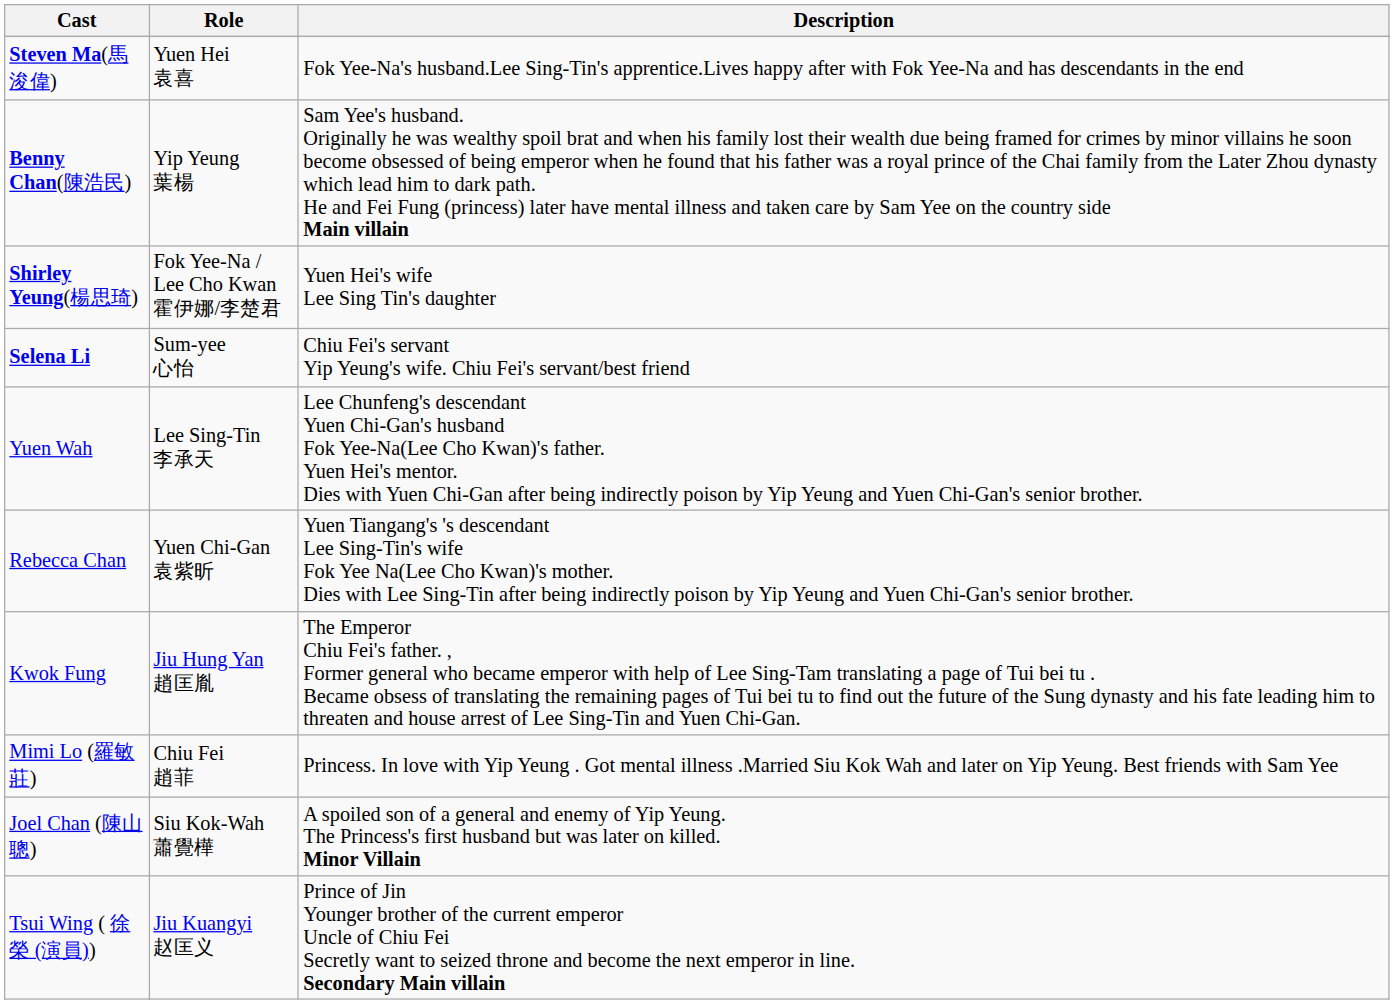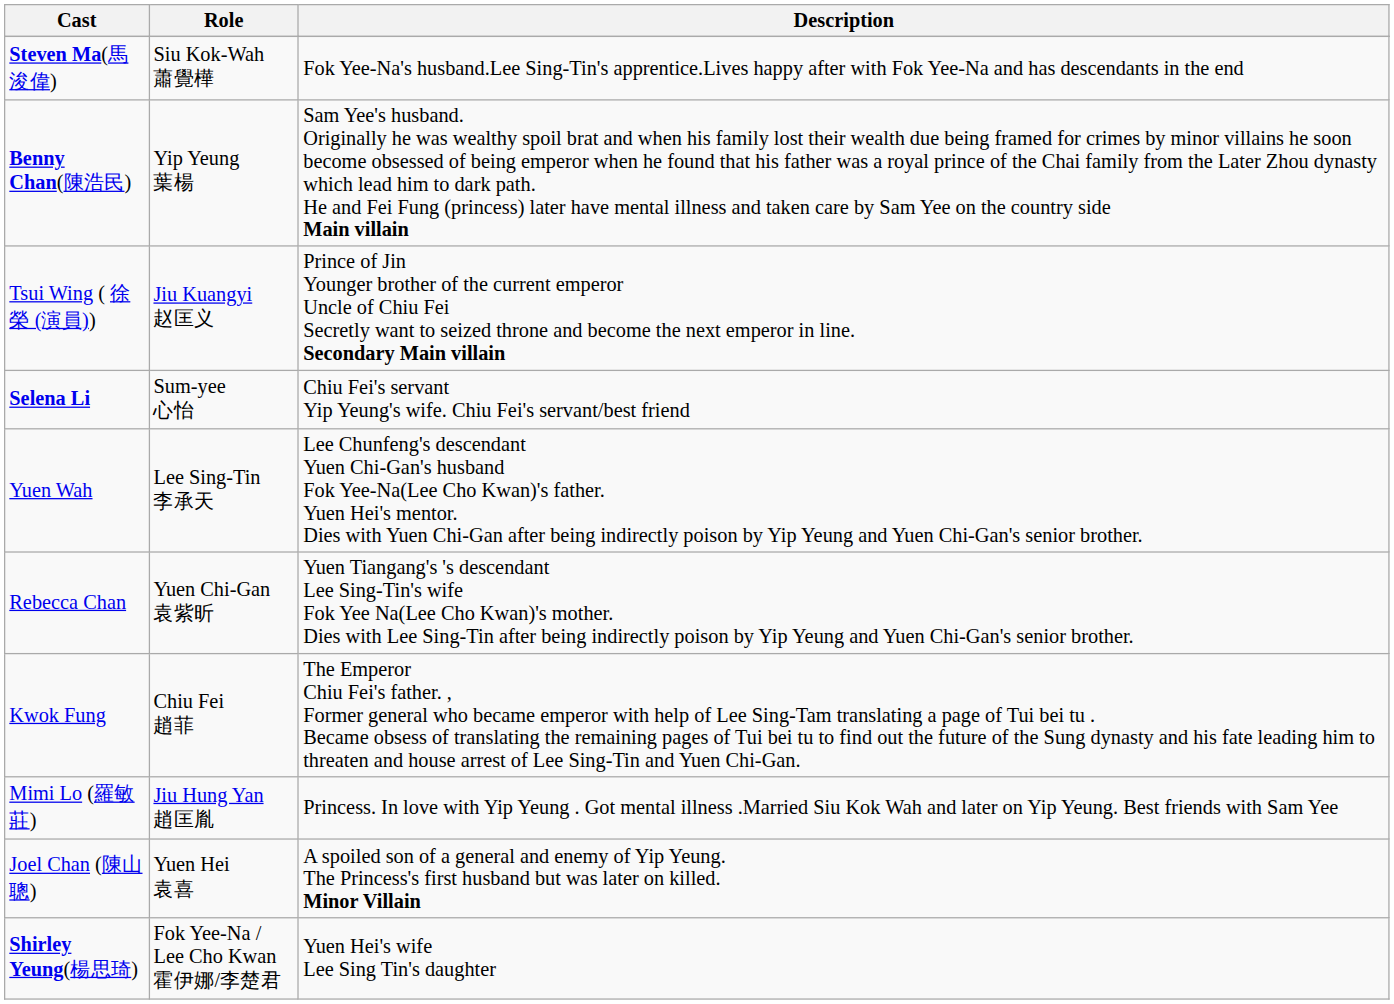(192, 66) Yuen Hei 袁喜 -> (209, 66) Siu Kok-Wah 蕭覺樺
rows swapped: (74, 285) <-> (70, 936)
(209, 671) Jiu Hung Yan 趙匡胤 -> (189, 713) Chiu Fei 趙菲
(189, 764) Chiu Fei 趙菲 -> (209, 806) Jiu Hung Yan 趙匡胤
(209, 835) Siu Kok-Wah 蕭覺樺 -> (192, 877) Yuen Hei 袁喜
